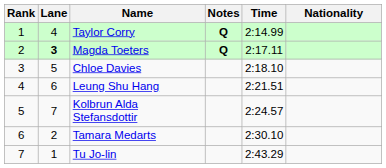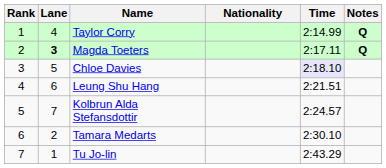columns swapped: (334, 13) <-> (224, 13)
(264, 68) no background -> (322, 68) lavender background
